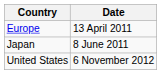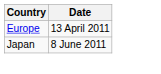- row: (37, 61)
